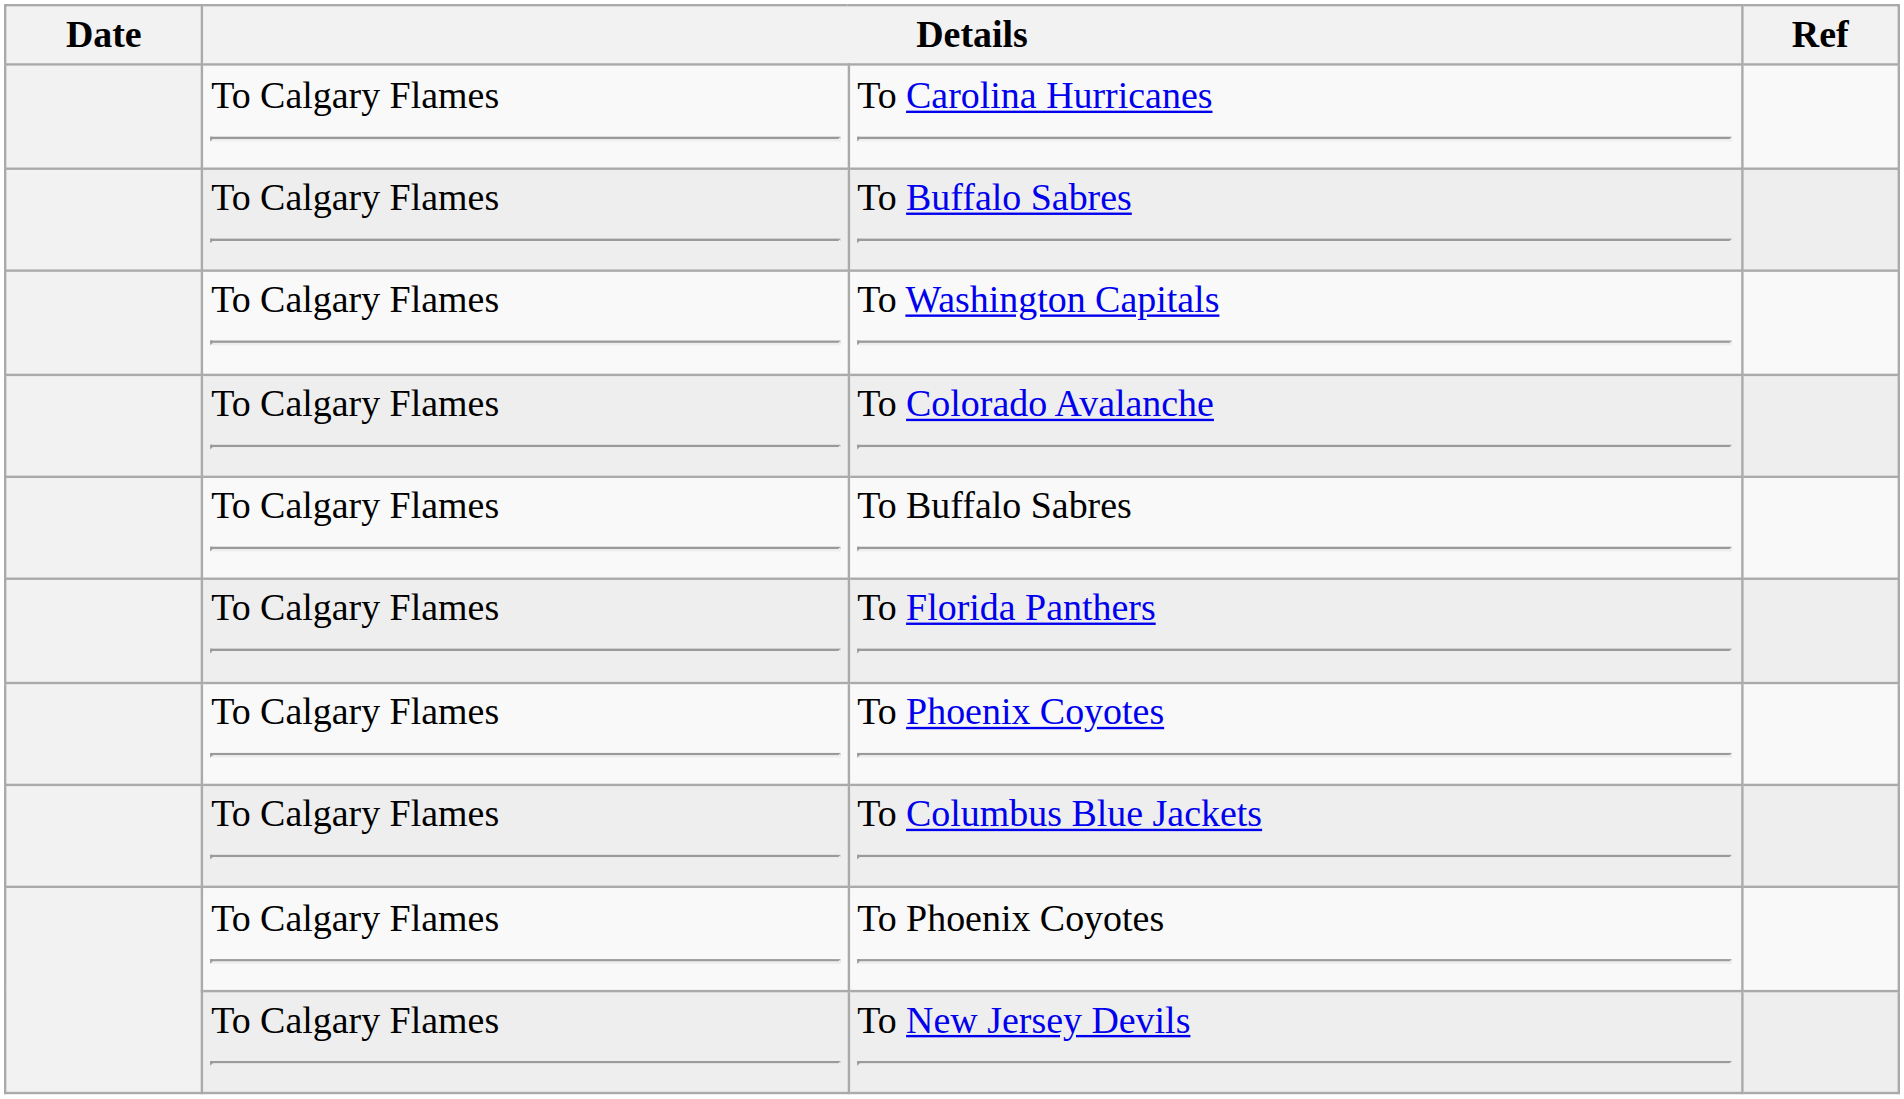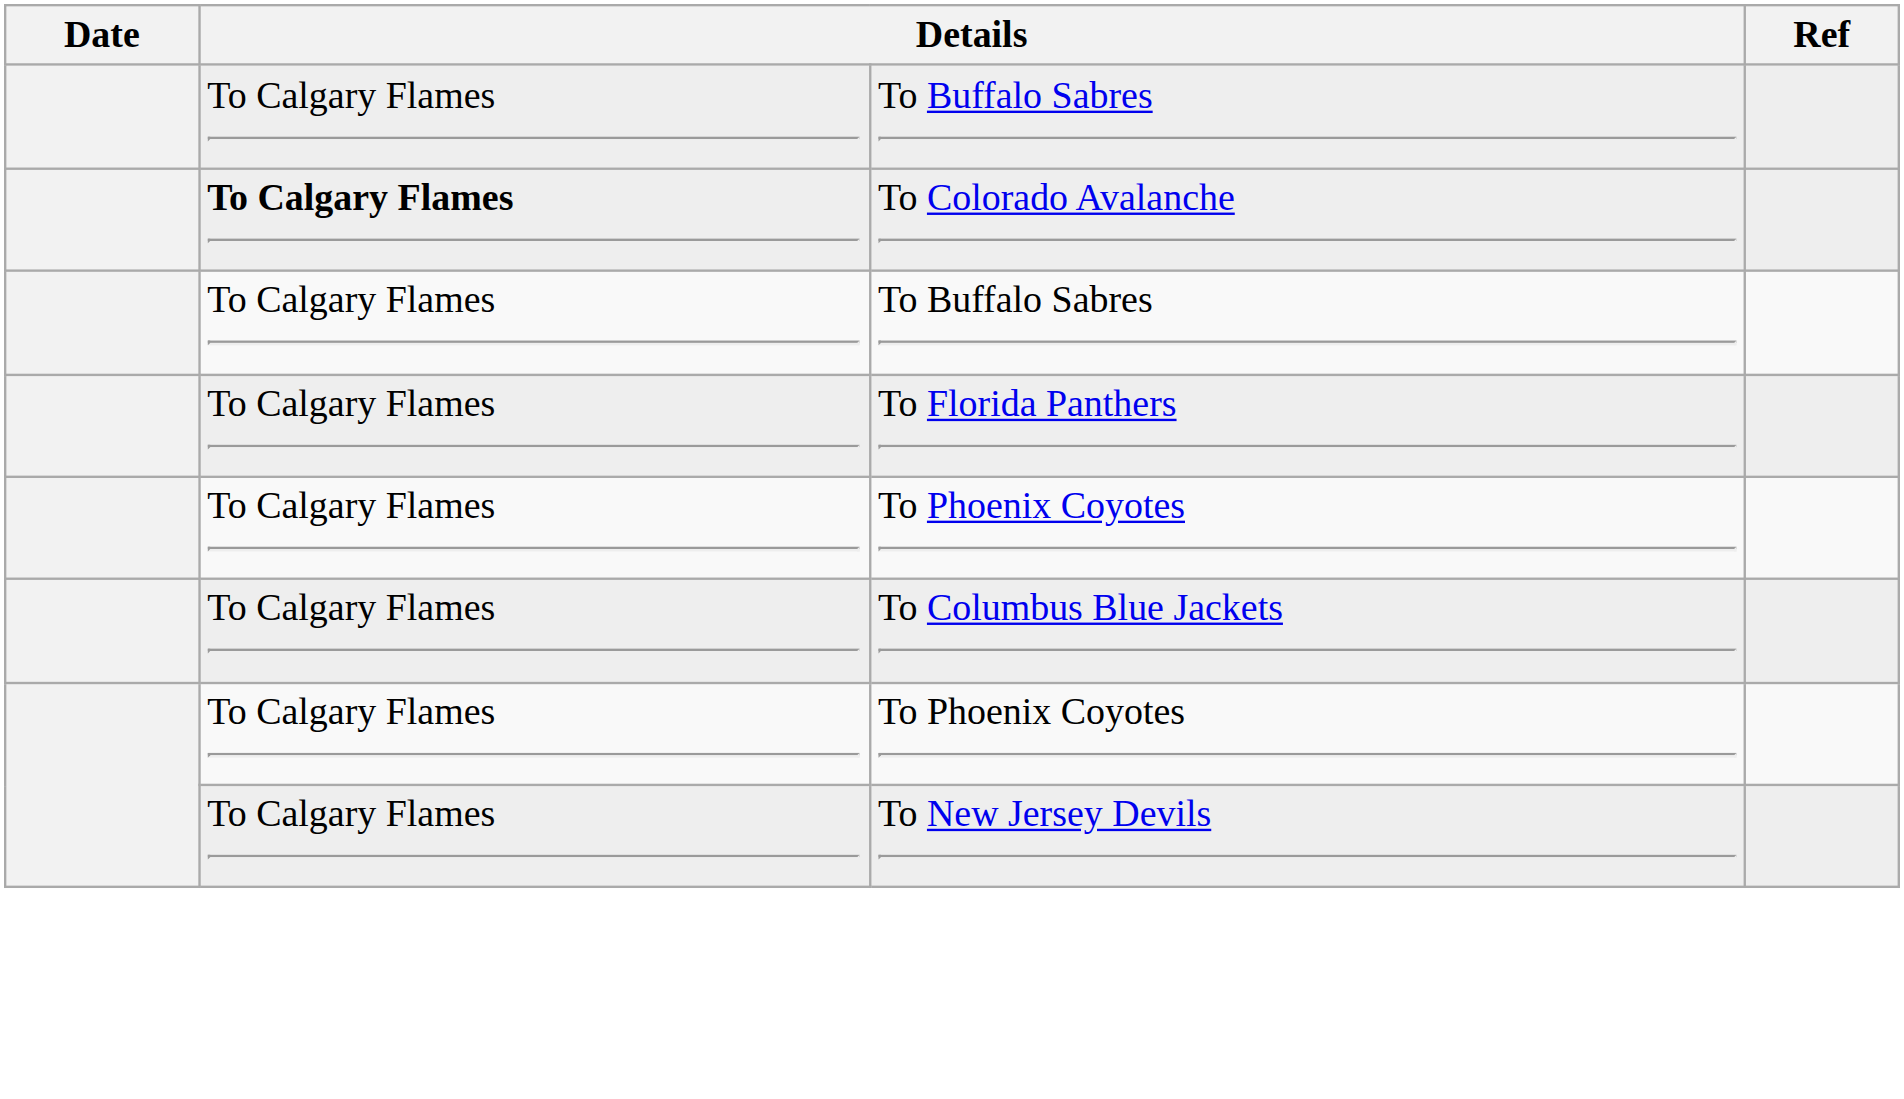- row: (104, 117)
- row: (104, 322)
(525, 416) normal -> (534, 210) bold
